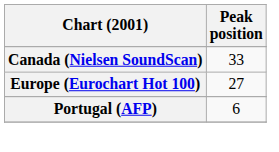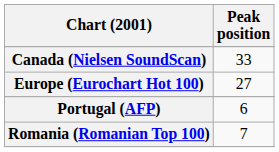+ row: (109, 134)
